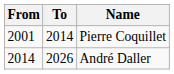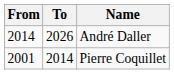rows swapped: (123, 36) <-> (115, 58)
